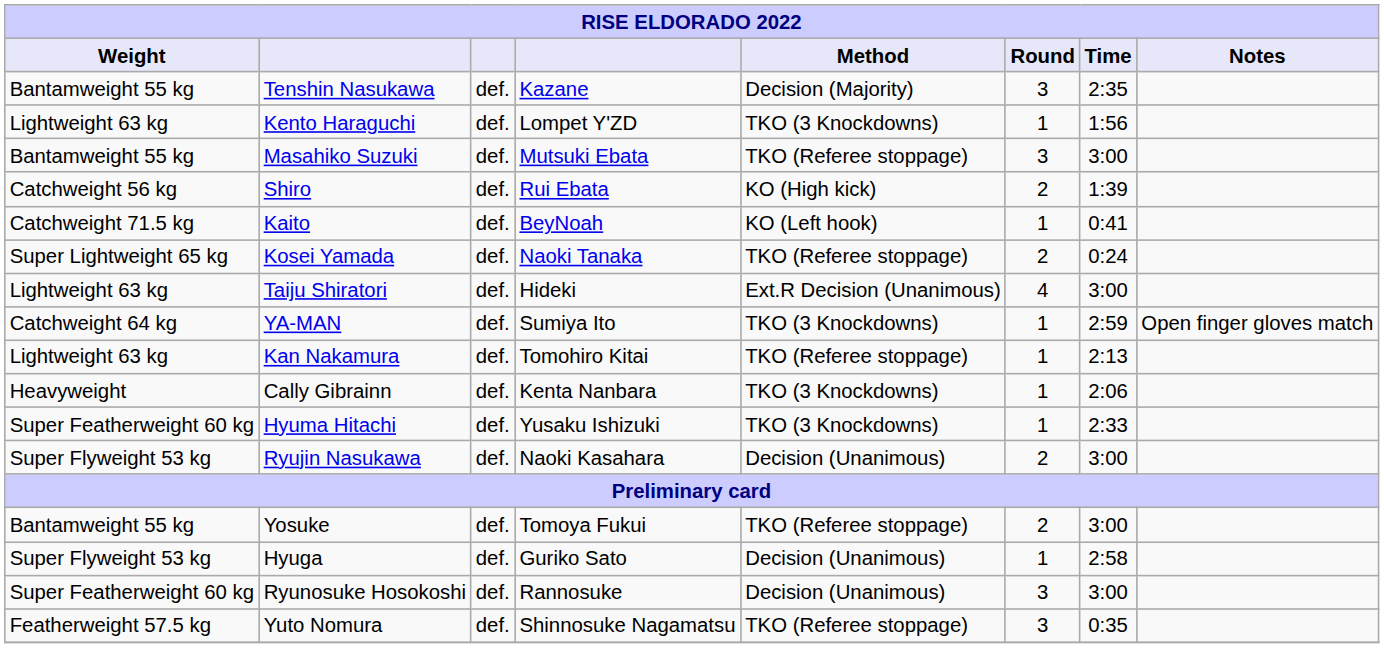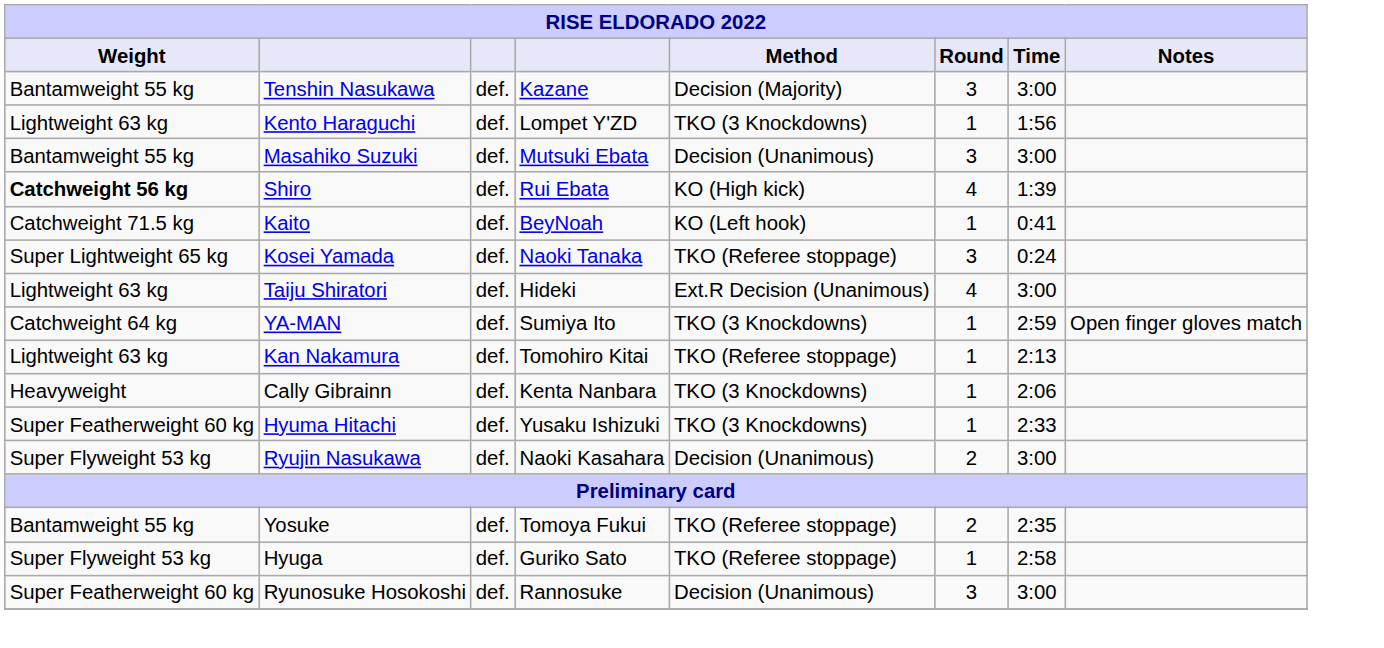(1108, 88) 2:35 -> (1037, 88) 3:00
(857, 156) TKO (Referee stoppage) -> (774, 156) Decision (Unanimous)
(93, 189) normal -> (99, 189) bold
(1043, 189) 2 -> (971, 189) 4
(1043, 256) 2 -> (971, 256) 3
(1108, 524) 3:00 -> (1037, 524) 2:35
(845, 558) Decision (Unanimous) -> (785, 558) TKO (Referee stoppage)
- row: (323, 625)
